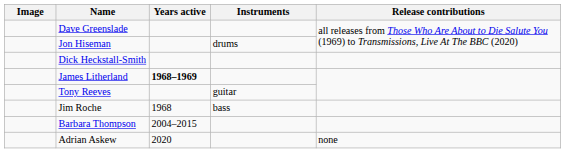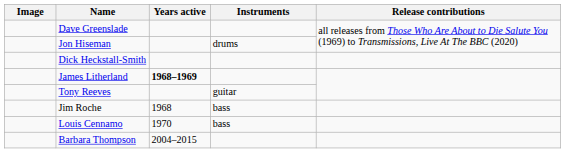+ row: (91, 124)
- row: (88, 140)
